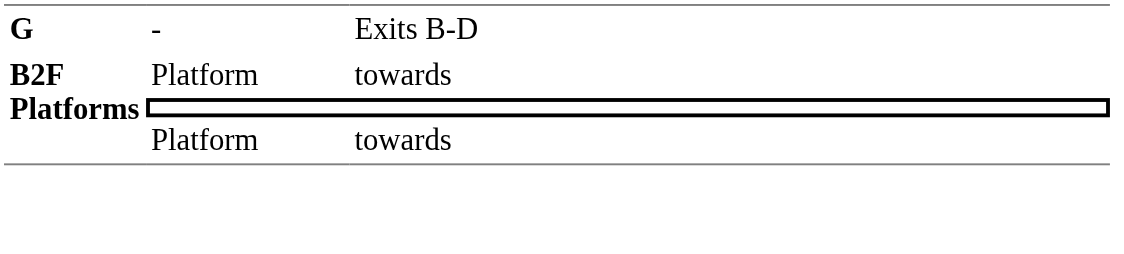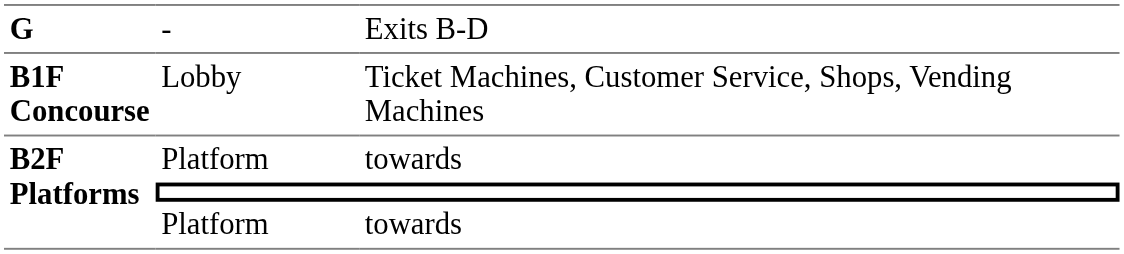+ row: (201, 76)
